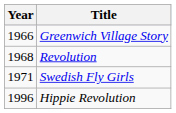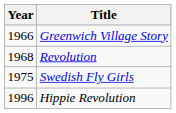(21, 77) 1971 -> (21, 77) 1975
